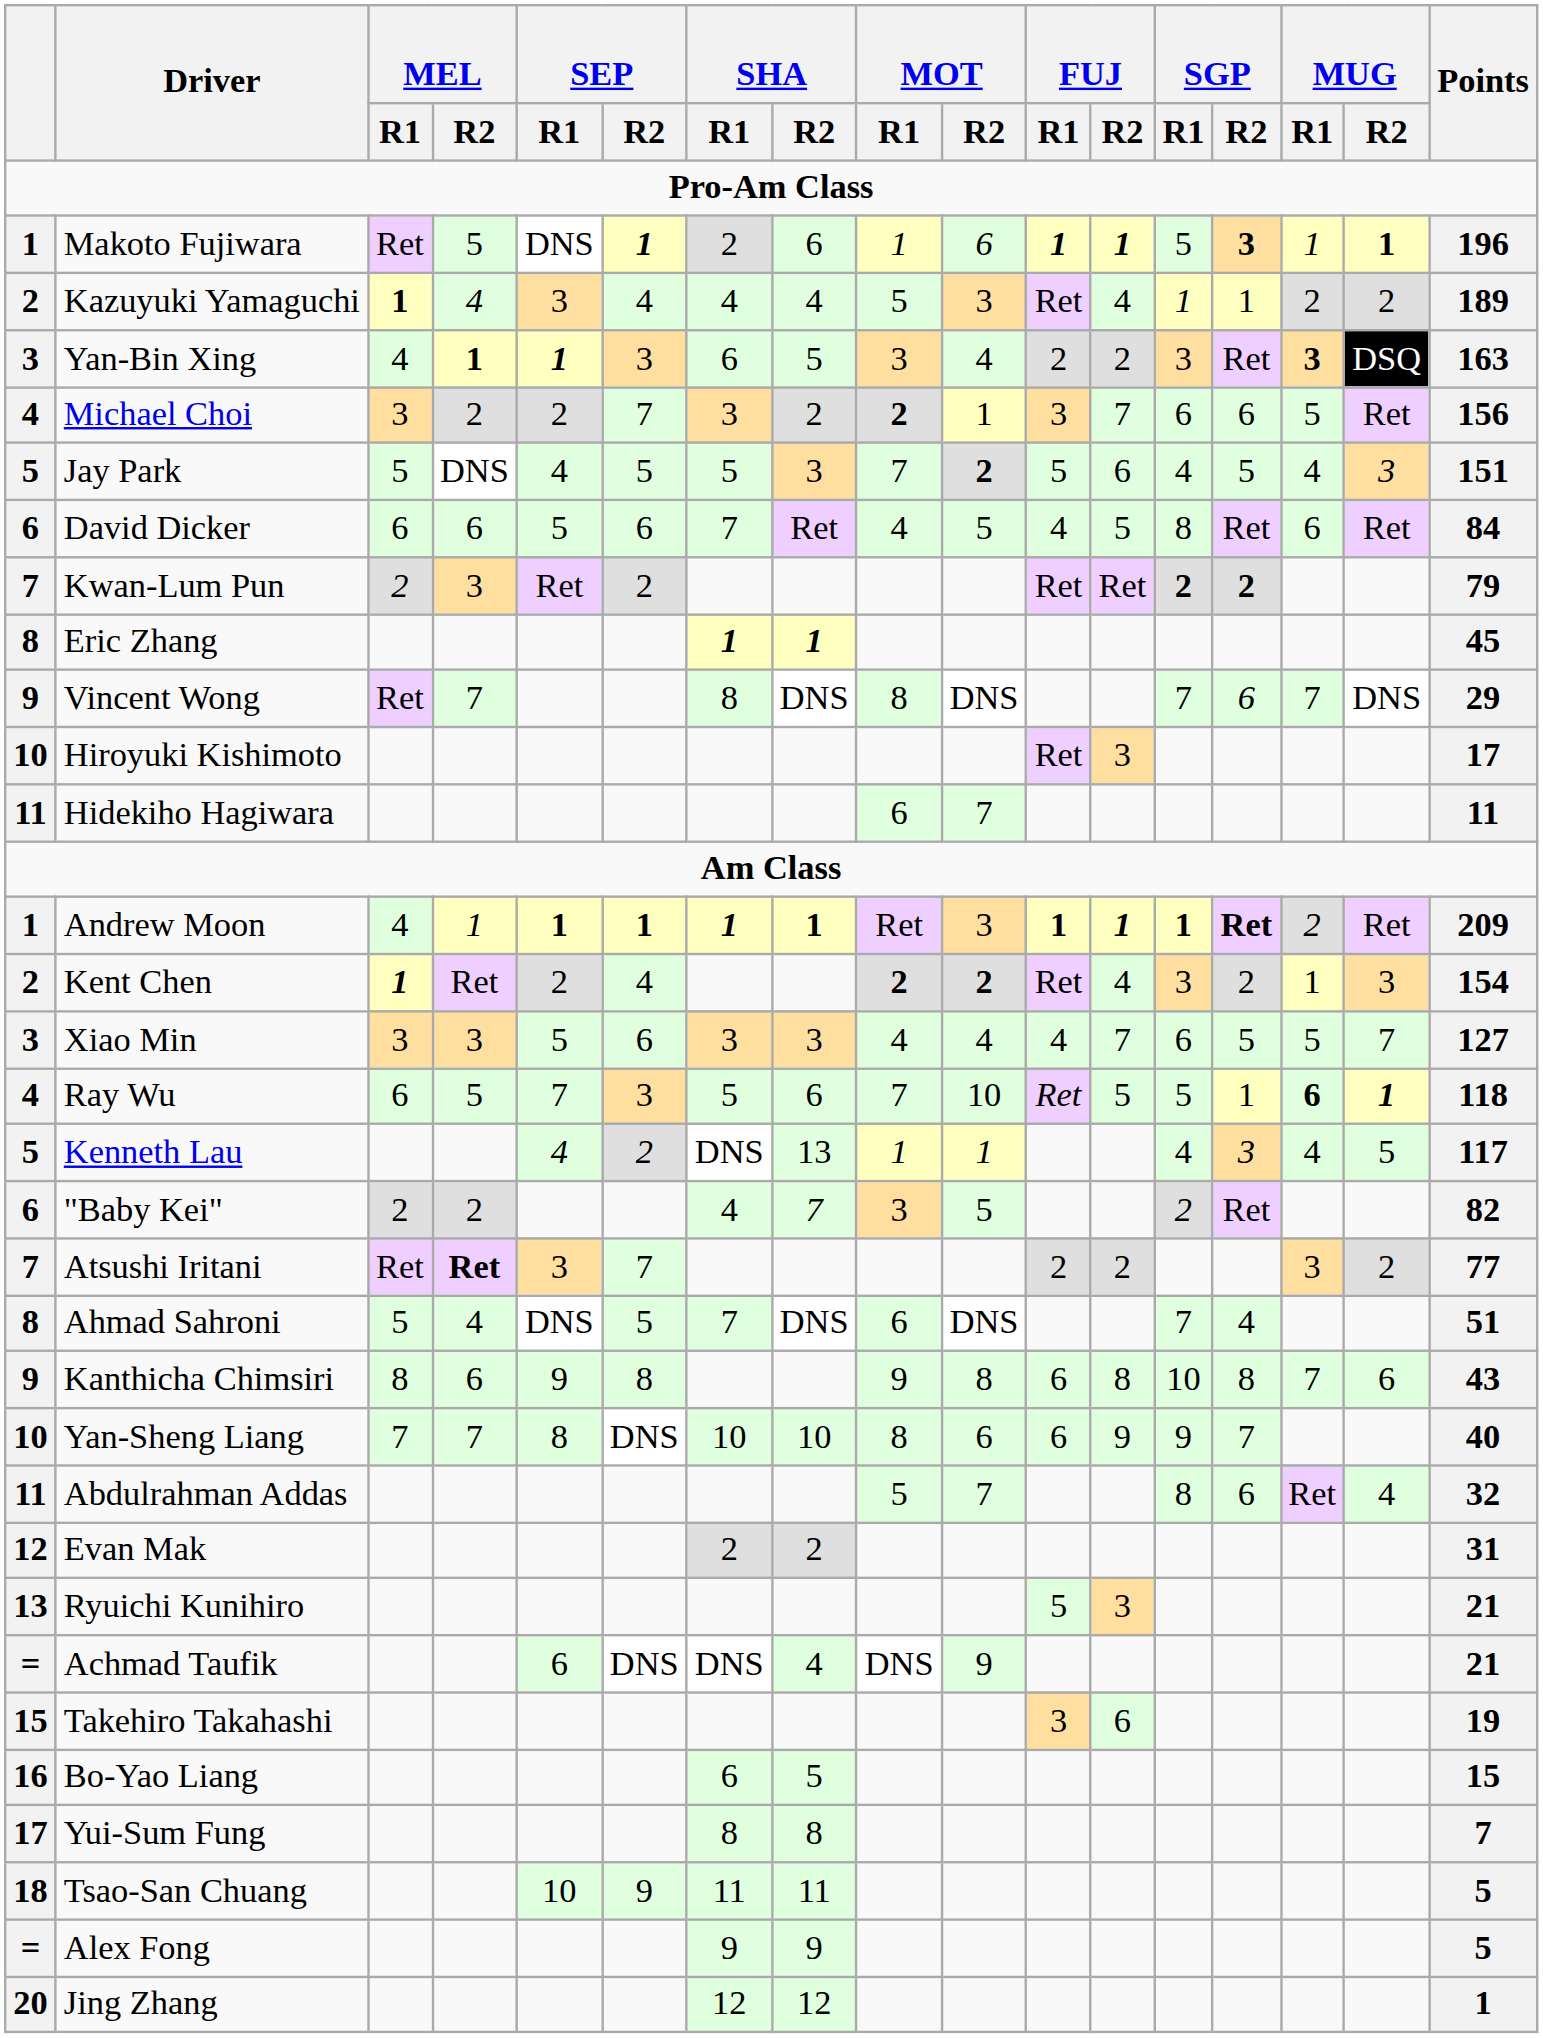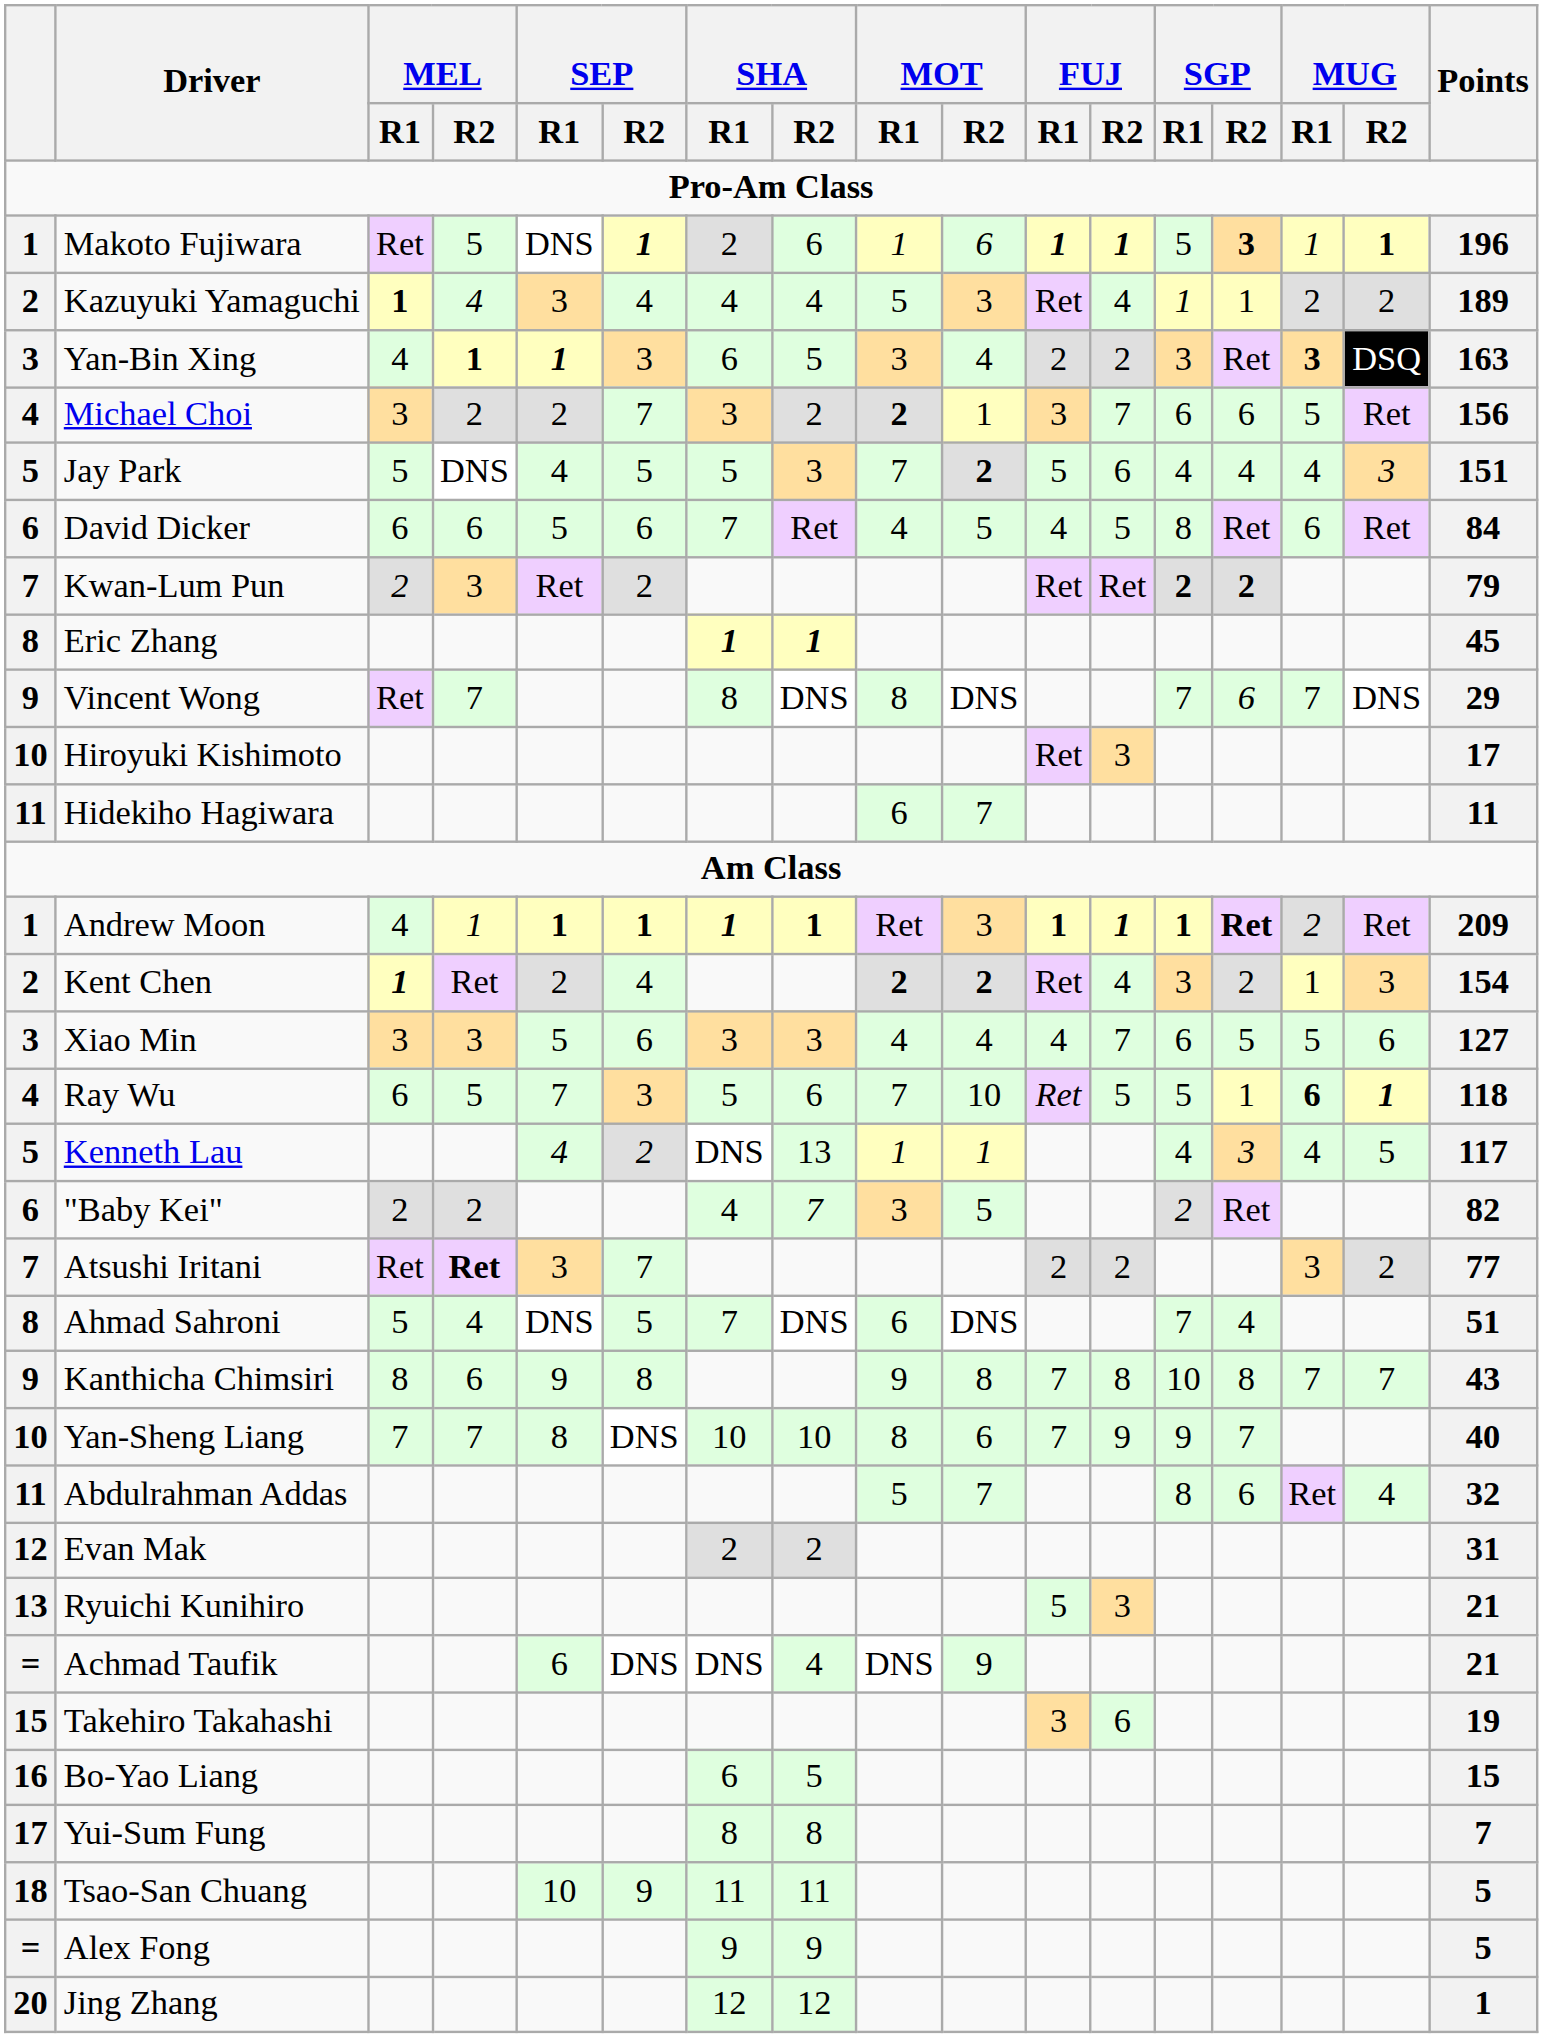(1246, 471) 5 -> (1246, 471) 4
(1387, 1038) 7 -> (1387, 1038) 6
(1059, 1379) 6 -> (1059, 1379) 7
(1387, 1379) 6 -> (1387, 1379) 7
(1059, 1436) 6 -> (1059, 1436) 7
